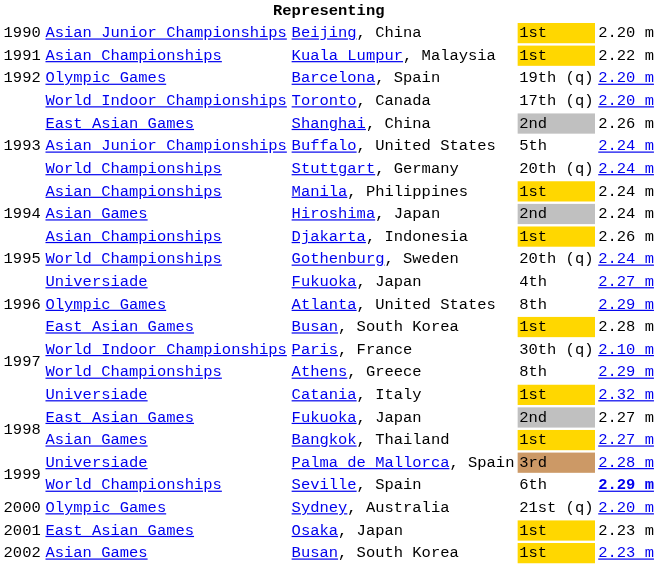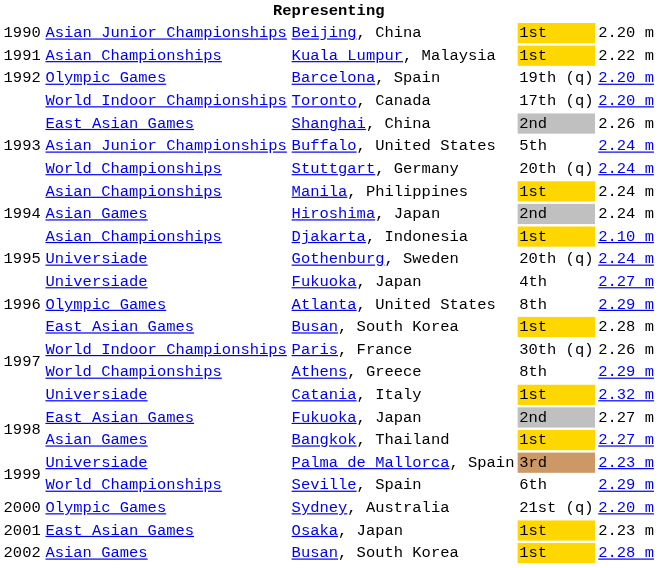(626, 237) 2.26 m -> (626, 237) 2.10 m
(134, 259) World Championships -> (97, 259) Universiade
(626, 350) 2.10 m -> (626, 350) 2.26 m
(626, 463) 2.28 m -> (626, 463) 2.23 m
(626, 485) bold -> (626, 485) normal
(626, 553) 2.23 m -> (626, 553) 2.28 m
